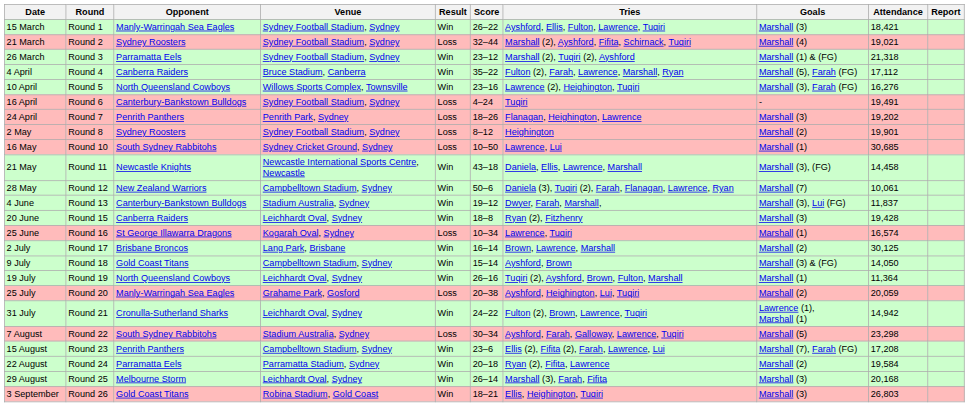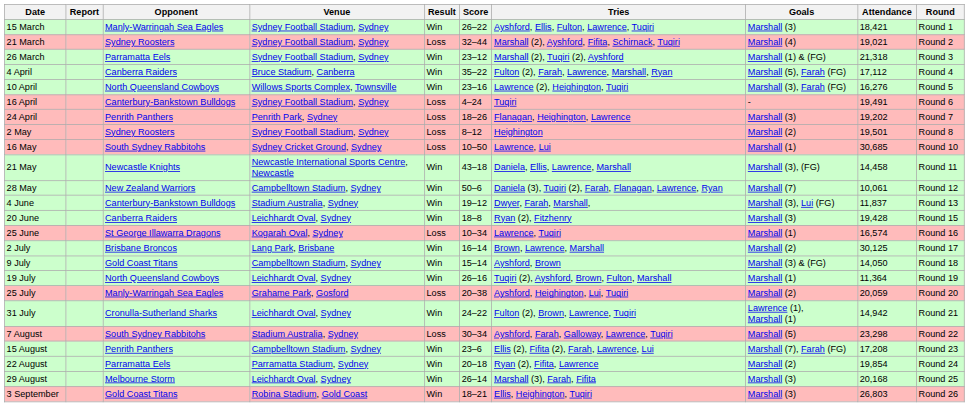columns swapped: (90, 12) <-> (946, 12)
(885, 132) 19,901 -> (874, 132) 19,501
(885, 364) 19,584 -> (874, 364) 19,854
